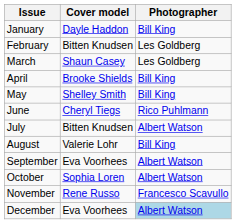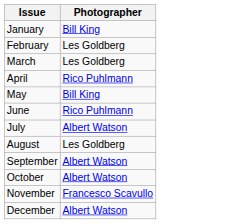- column: (98, 12)
(157, 78) Bill King -> (98, 78) Rico Puhlmann
(157, 144) Bill King -> (94, 144) Les Goldberg
(170, 210) lightblue background -> (95, 210) no background
